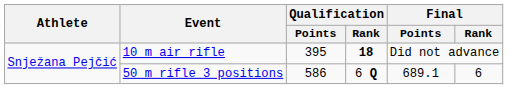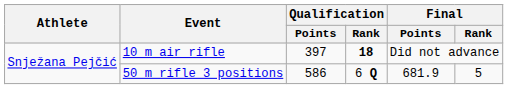(316, 53) 395 -> (316, 53) 397
(421, 73) 689.1 -> (421, 73) 681.9
(478, 73) 6 -> (478, 73) 5
